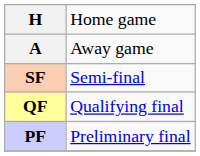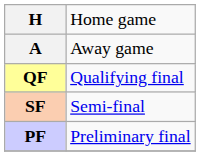rows swapped: (35, 107) <-> (35, 77)
